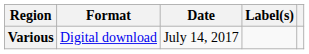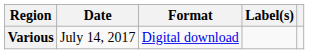columns swapped: (201, 15) <-> (108, 15)
